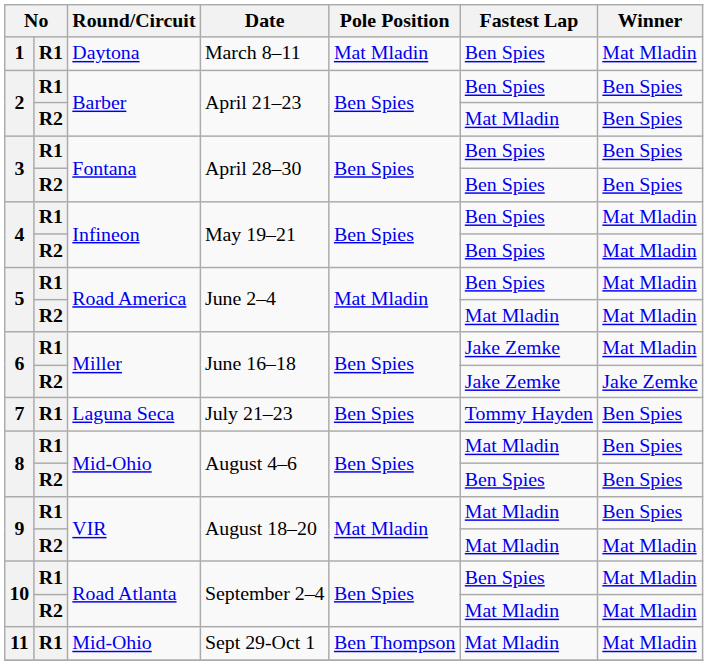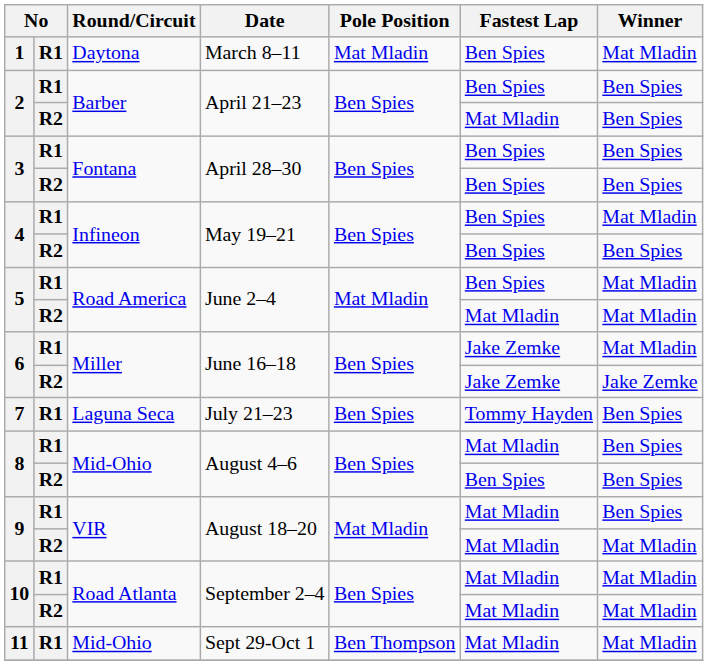(649, 249) Mat Mladin -> (642, 249) Ben Spies
(505, 577) Ben Spies -> (512, 577) Mat Mladin
